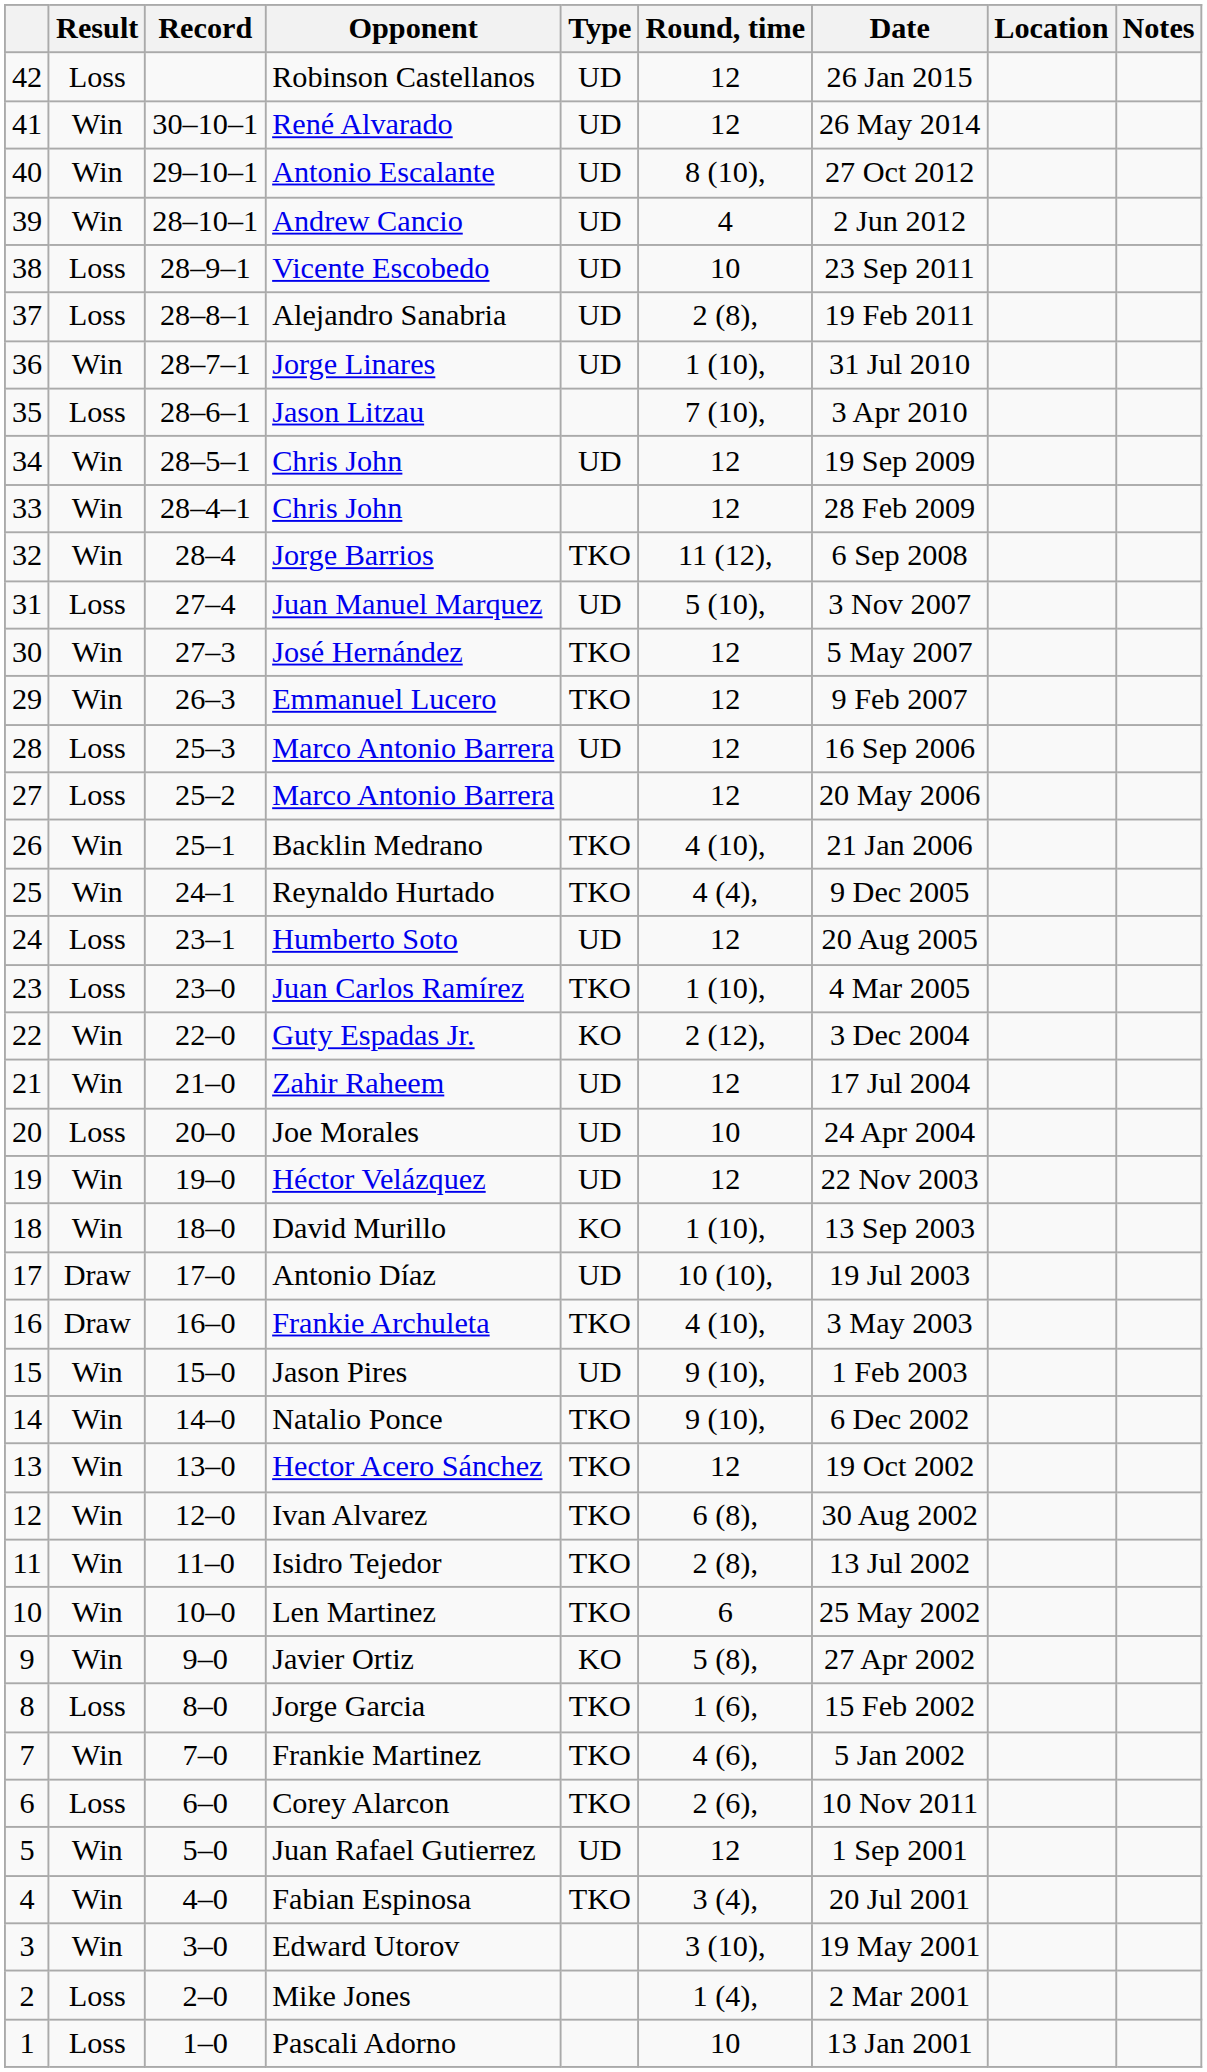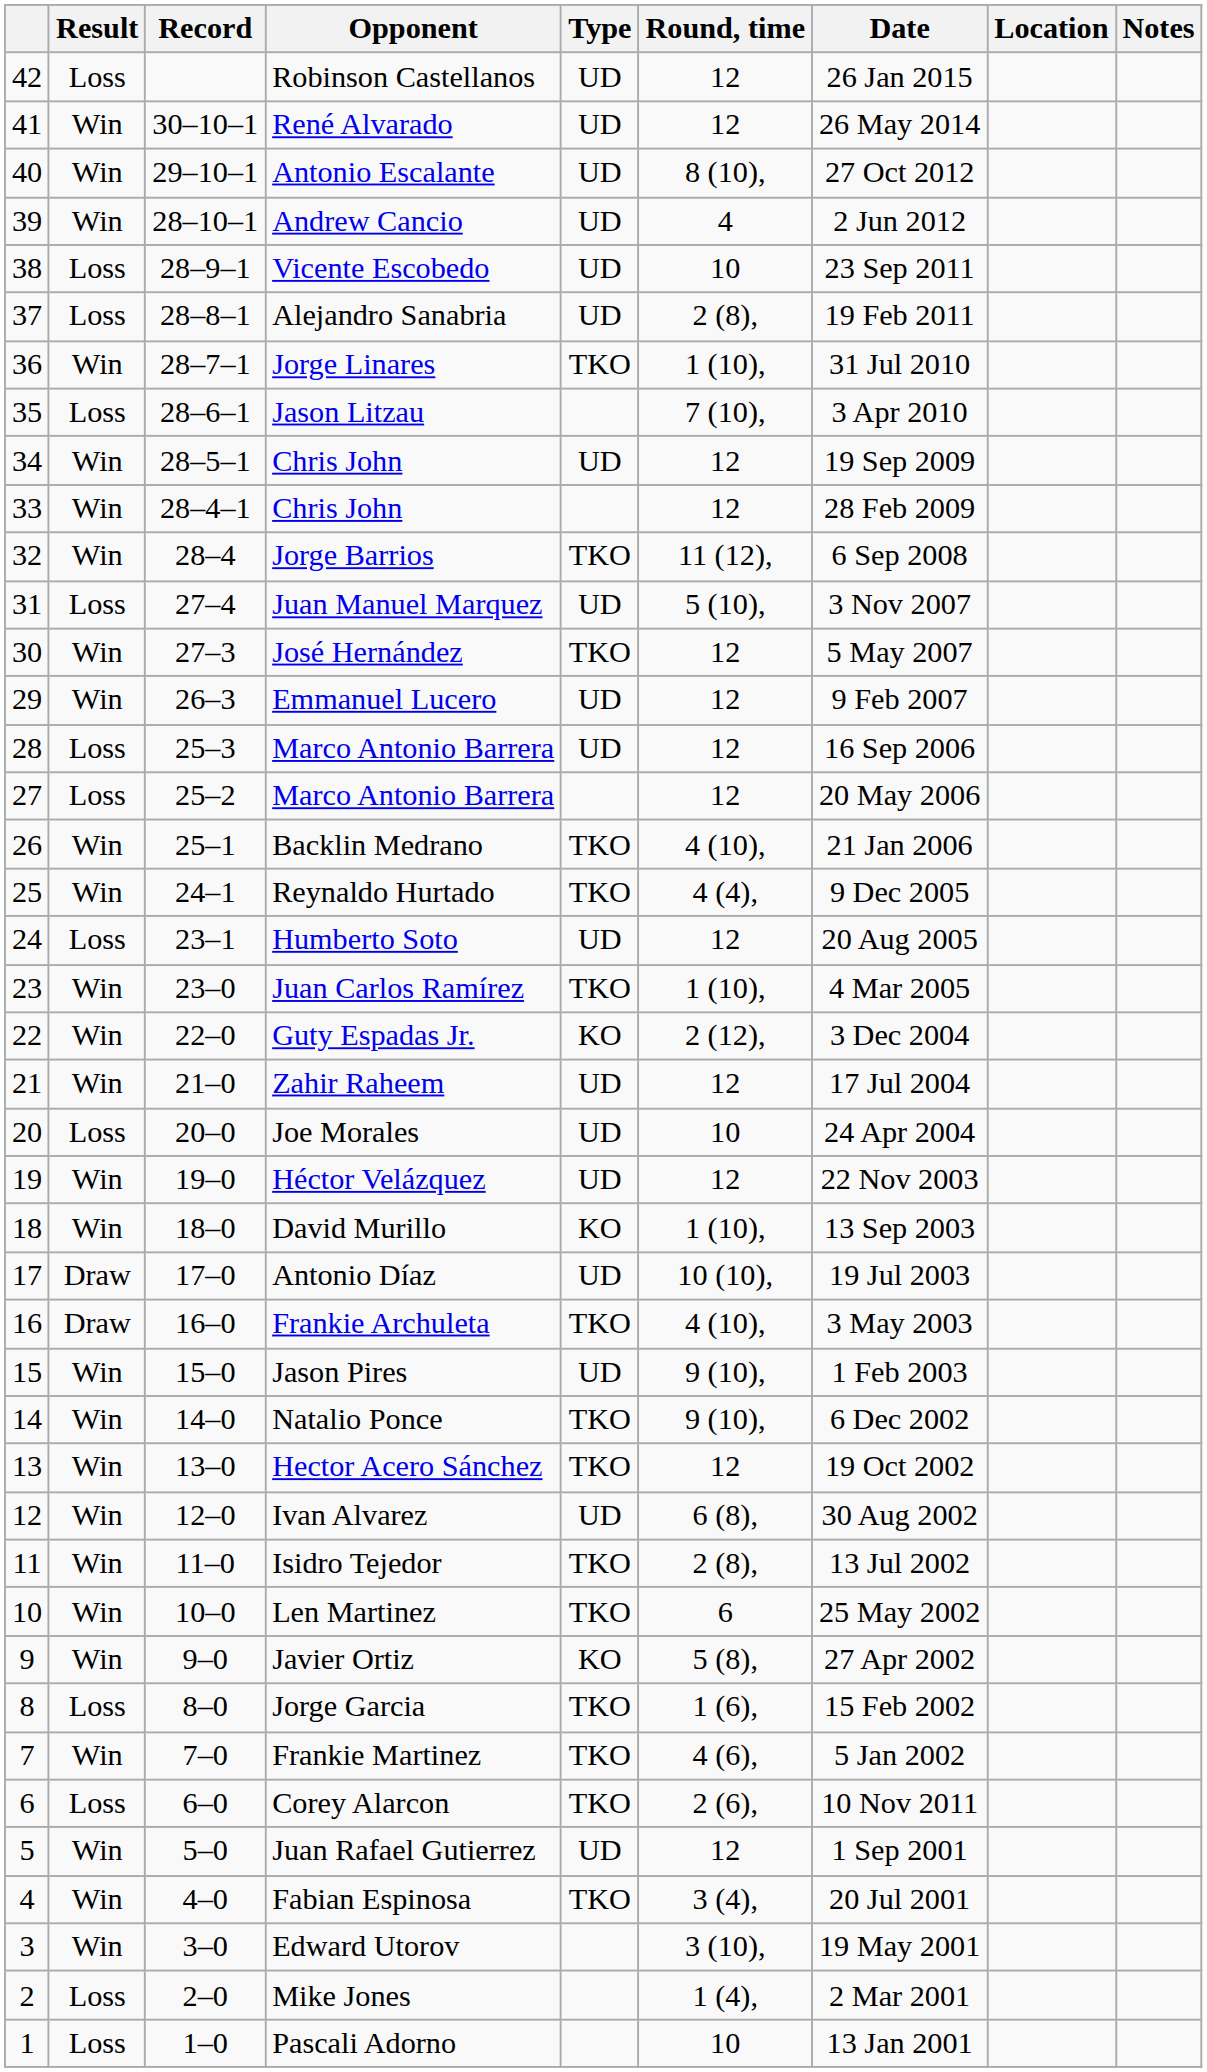(600, 364) UD -> (600, 364) TKO
(600, 699) TKO -> (600, 699) UD
(97, 987) Loss -> (97, 987) Win
(600, 1515) TKO -> (600, 1515) UD
